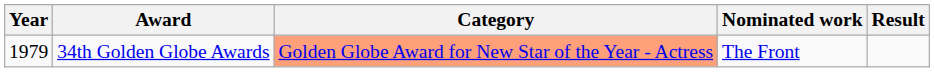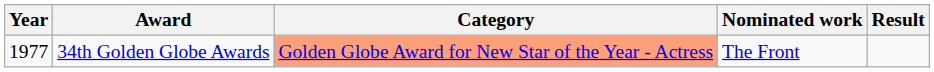(29, 50) 1979 -> (29, 50) 1977
